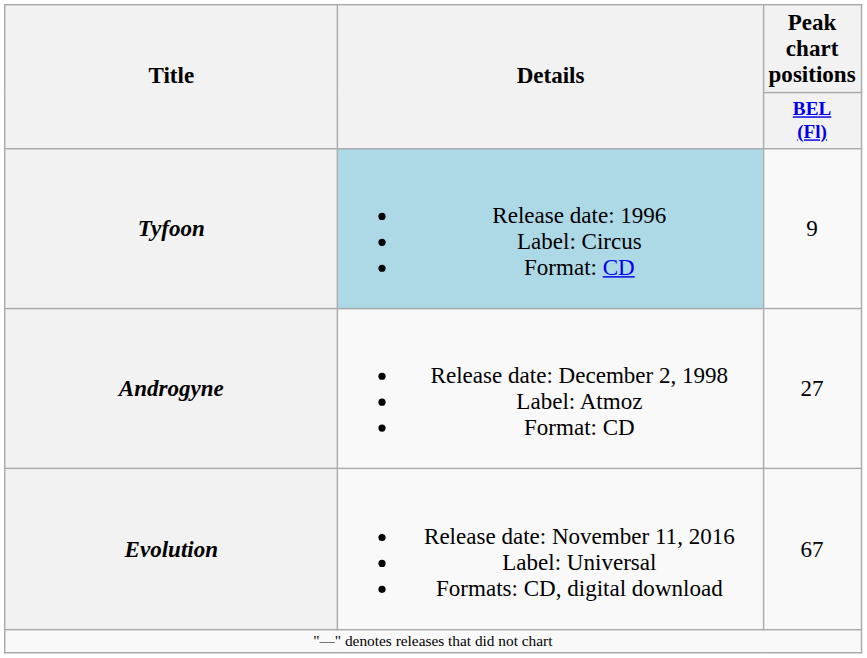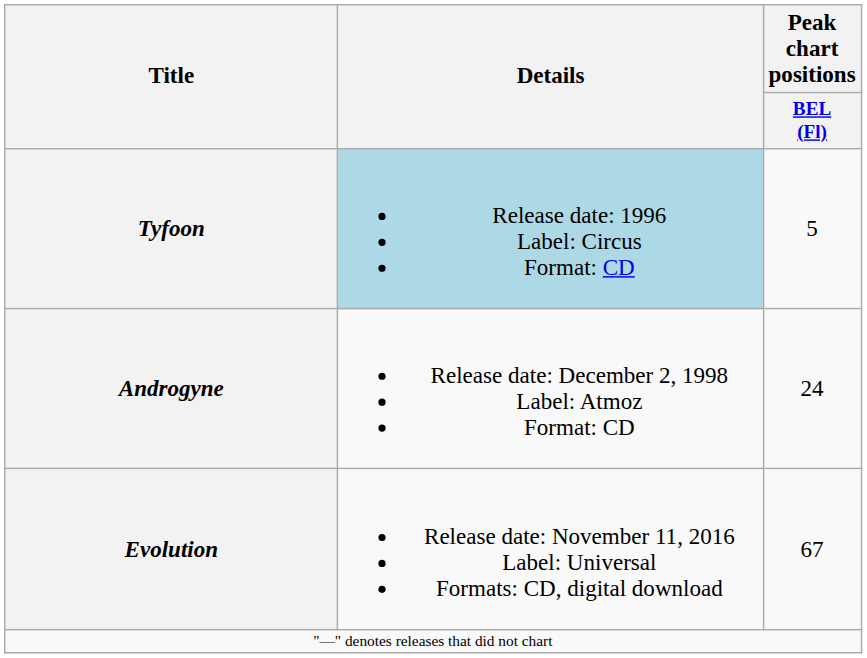(812, 228) 9 -> (812, 228) 5
(812, 388) 27 -> (812, 388) 24
